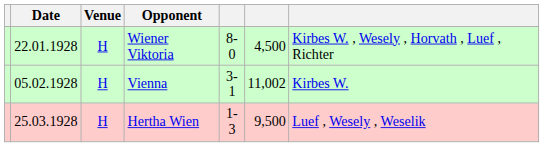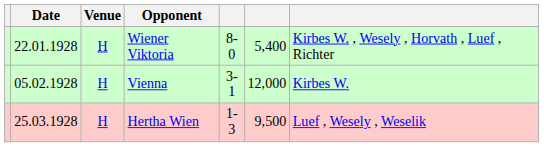(270, 45) 4,500 -> (270, 45) 5,400
(267, 84) 11,002 -> (267, 84) 12,000
